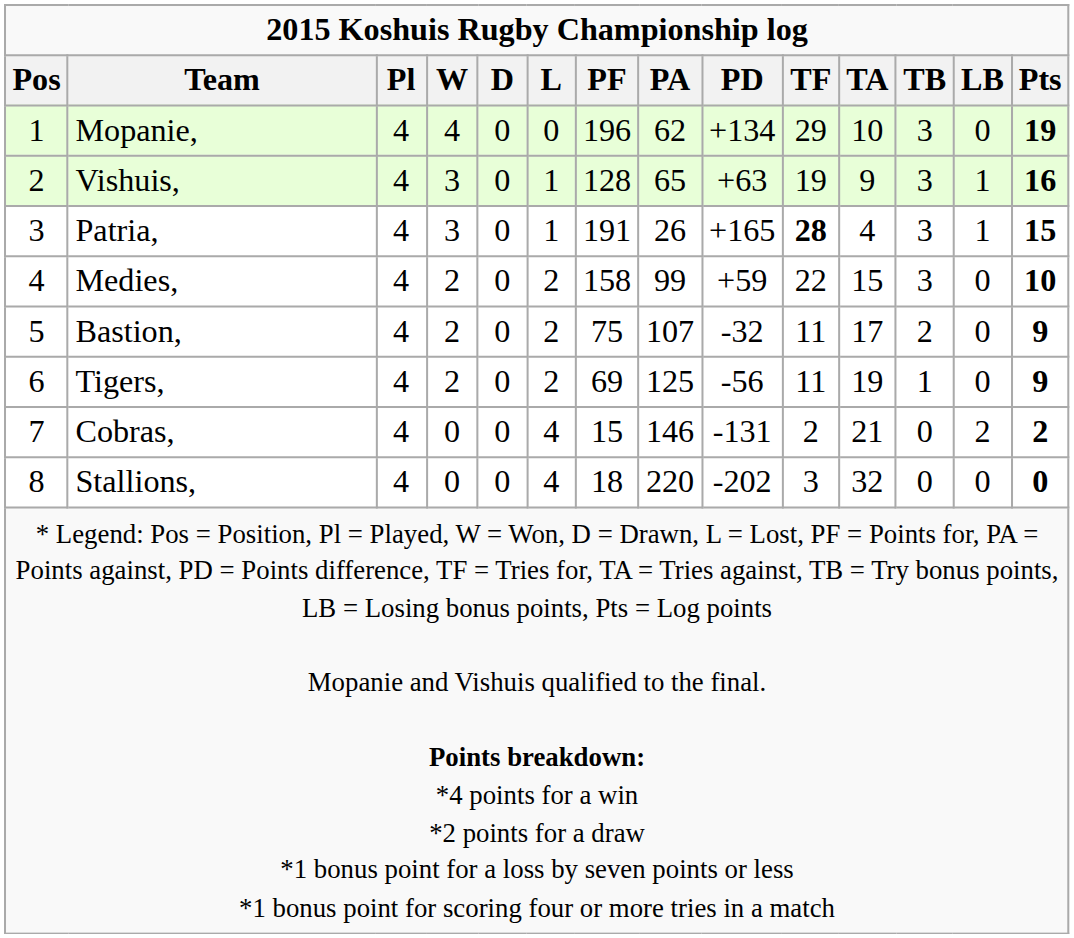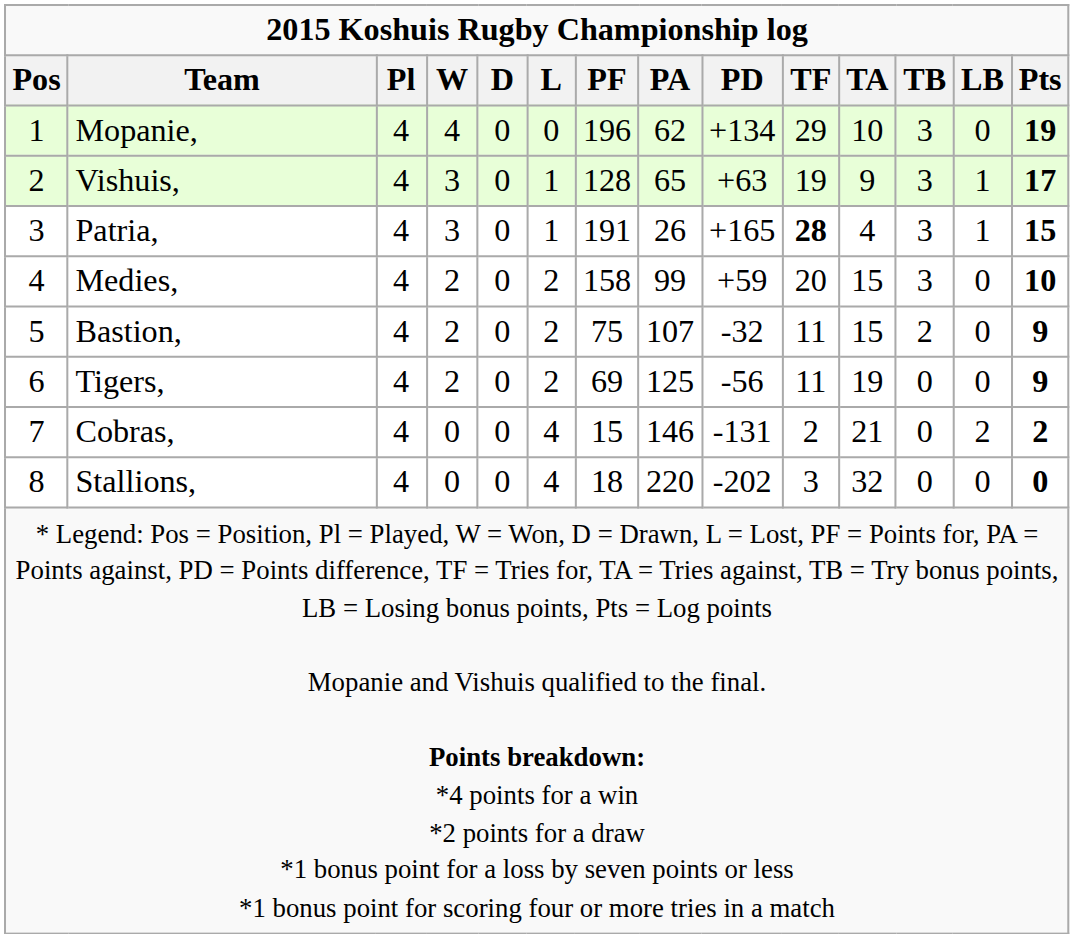(1040, 180) 16 -> (1040, 180) 17
(811, 280) 22 -> (811, 280) 20
(867, 331) 17 -> (867, 331) 15
(925, 381) 1 -> (925, 381) 0
